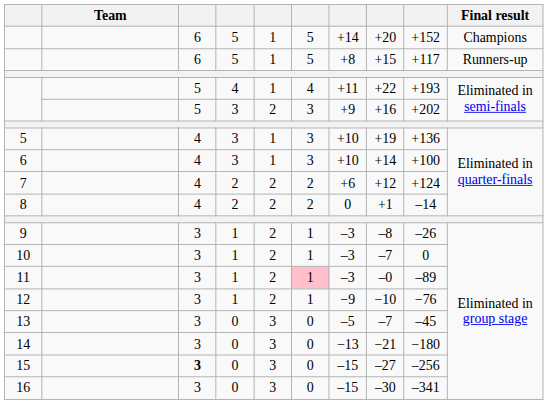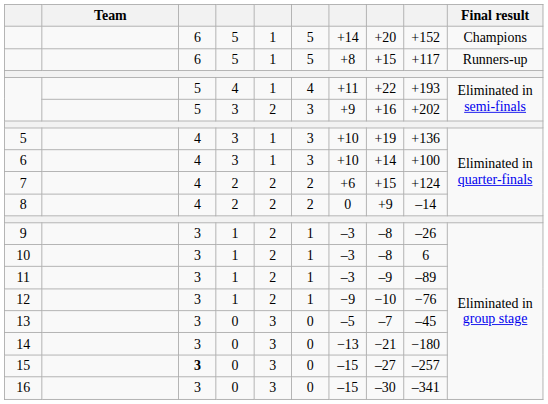(385, 182) +12 -> (385, 182) +15
(385, 204) +1 -> (385, 204) +9
(385, 255) –7 -> (385, 255) –8
(426, 255) 0 -> (426, 255) 6
(310, 277) pink background -> (310, 277) no background
(385, 277) –0 -> (385, 277) –9
(426, 365) –256 -> (426, 365) –257
